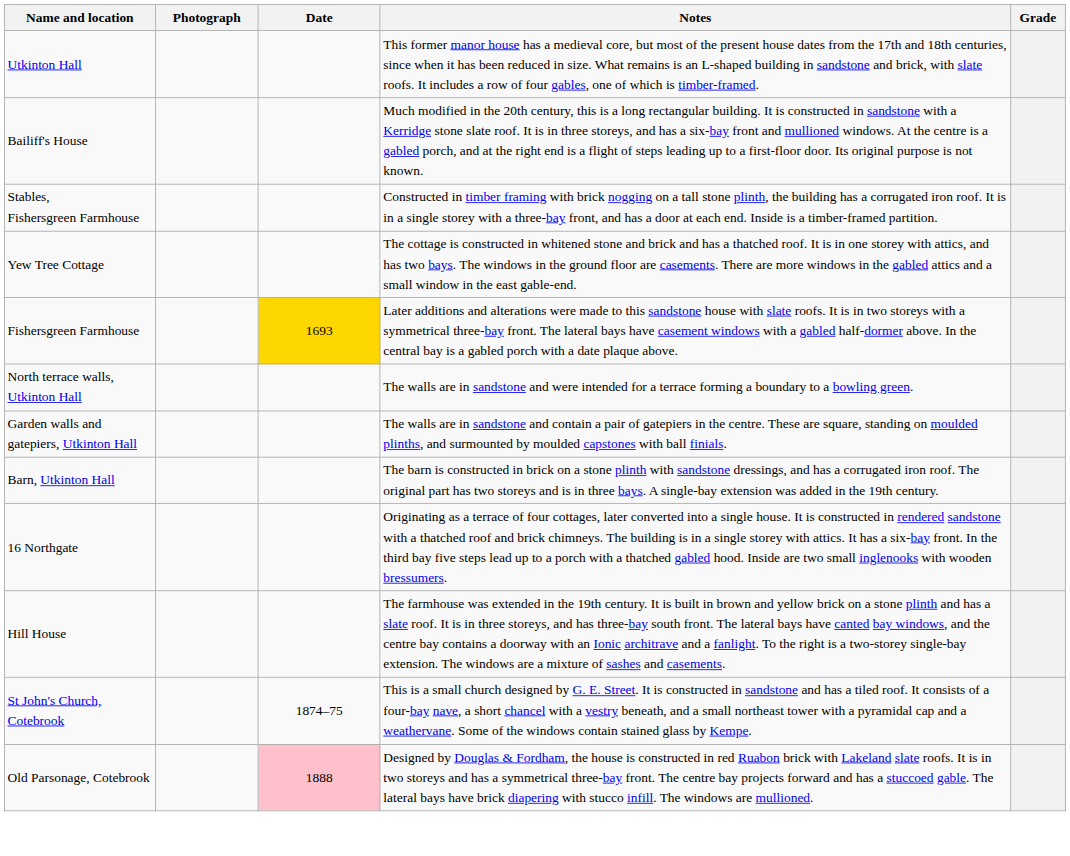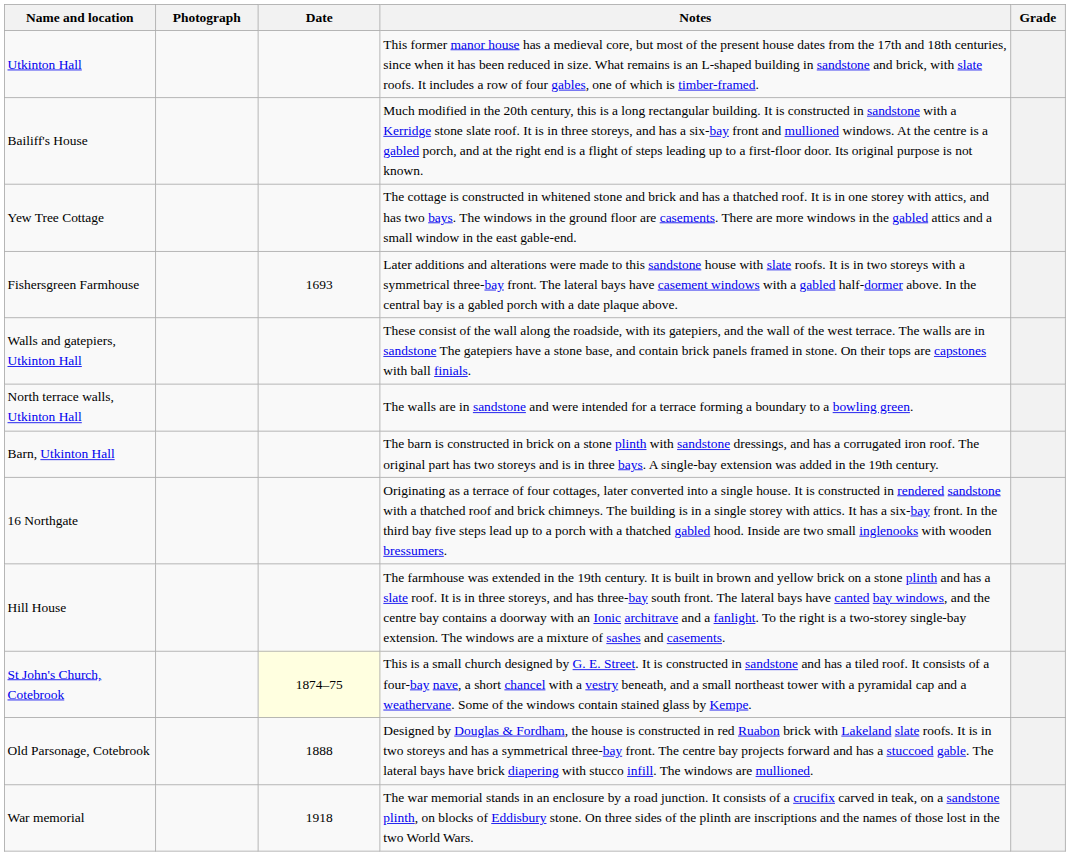- row: (73, 207)
(319, 330) gold background -> (319, 284) no background
+ row: (62, 351)
- row: (72, 434)
(319, 710) no background -> (319, 684) lightyellow background
(319, 777) pink background -> (319, 751) no background
+ row: (46, 817)
